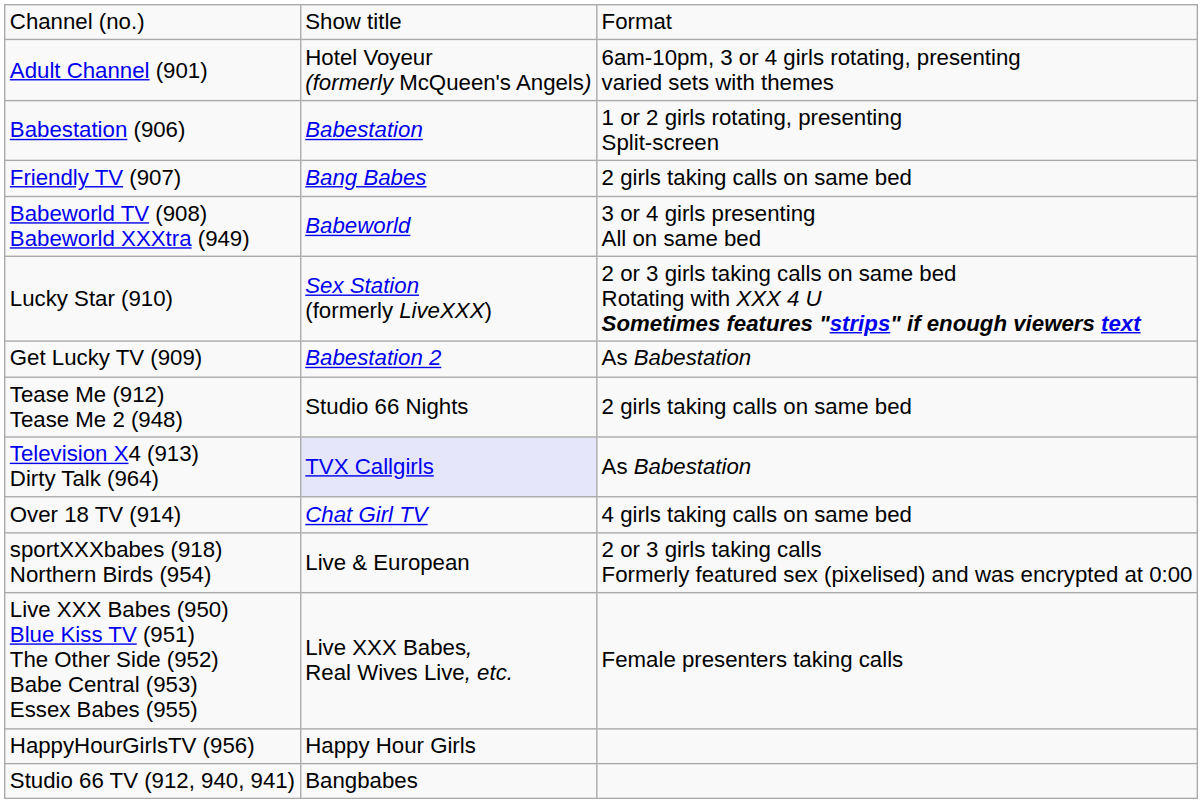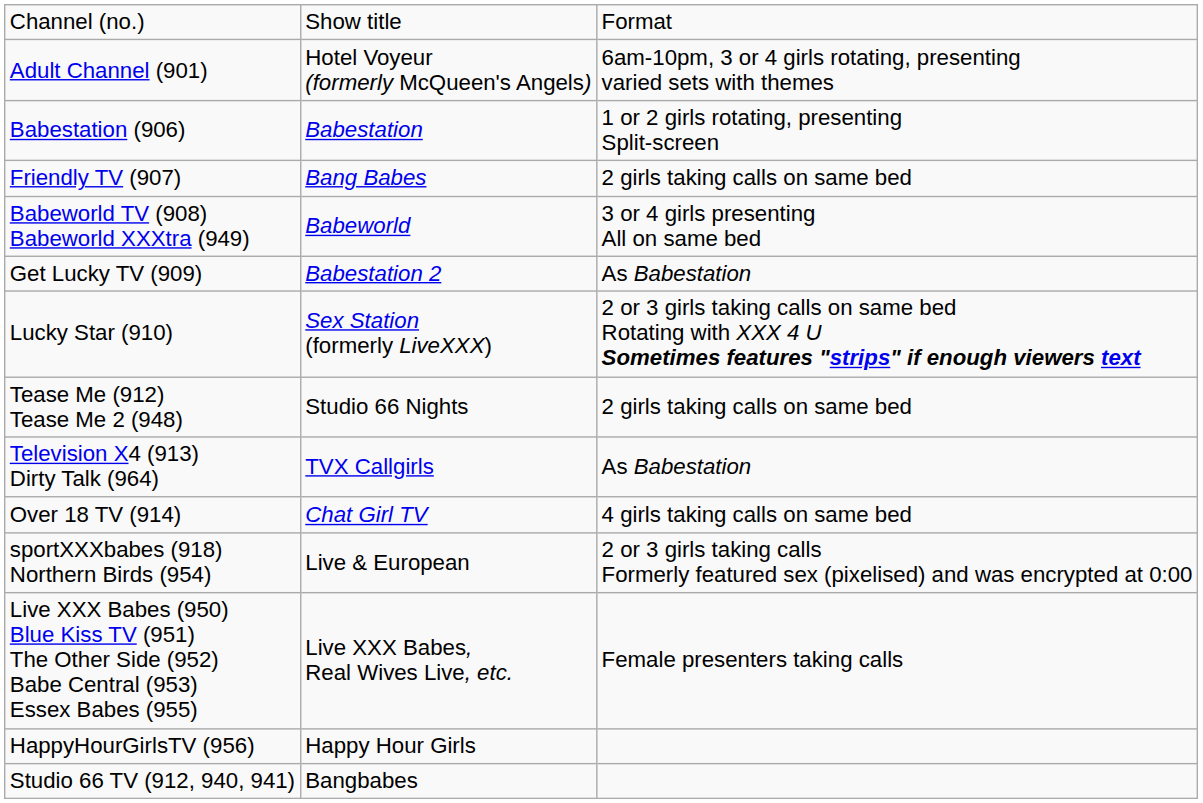rows swapped: (106, 358) <-> (91, 298)
(370, 466) lavender background -> (370, 466) no background
